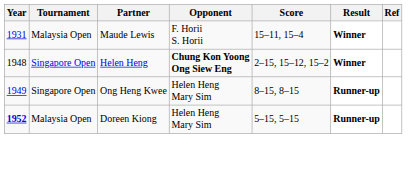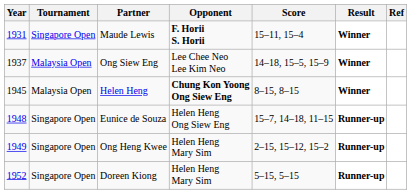(61, 35) Malaysia Open -> (63, 35) Singapore Open
(187, 35) normal -> (188, 35) bold
+ row: (129, 63)
(17, 63) 1948 -> (17, 91) 1945
(63, 63) Singapore Open -> (61, 91) Malaysia Open
(291, 63) 2–15, 15–12, 15–2 -> (277, 91) 8–15, 8–15
+ row: (133, 119)
(277, 91) 8–15, 8–15 -> (291, 147) 2–15, 15–12, 15–2
(17, 119) bold -> (17, 175) normal
(61, 119) Malaysia Open -> (63, 175) Singapore Open
